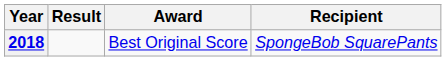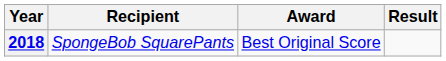columns swapped: (346, 17) <-> (76, 17)
